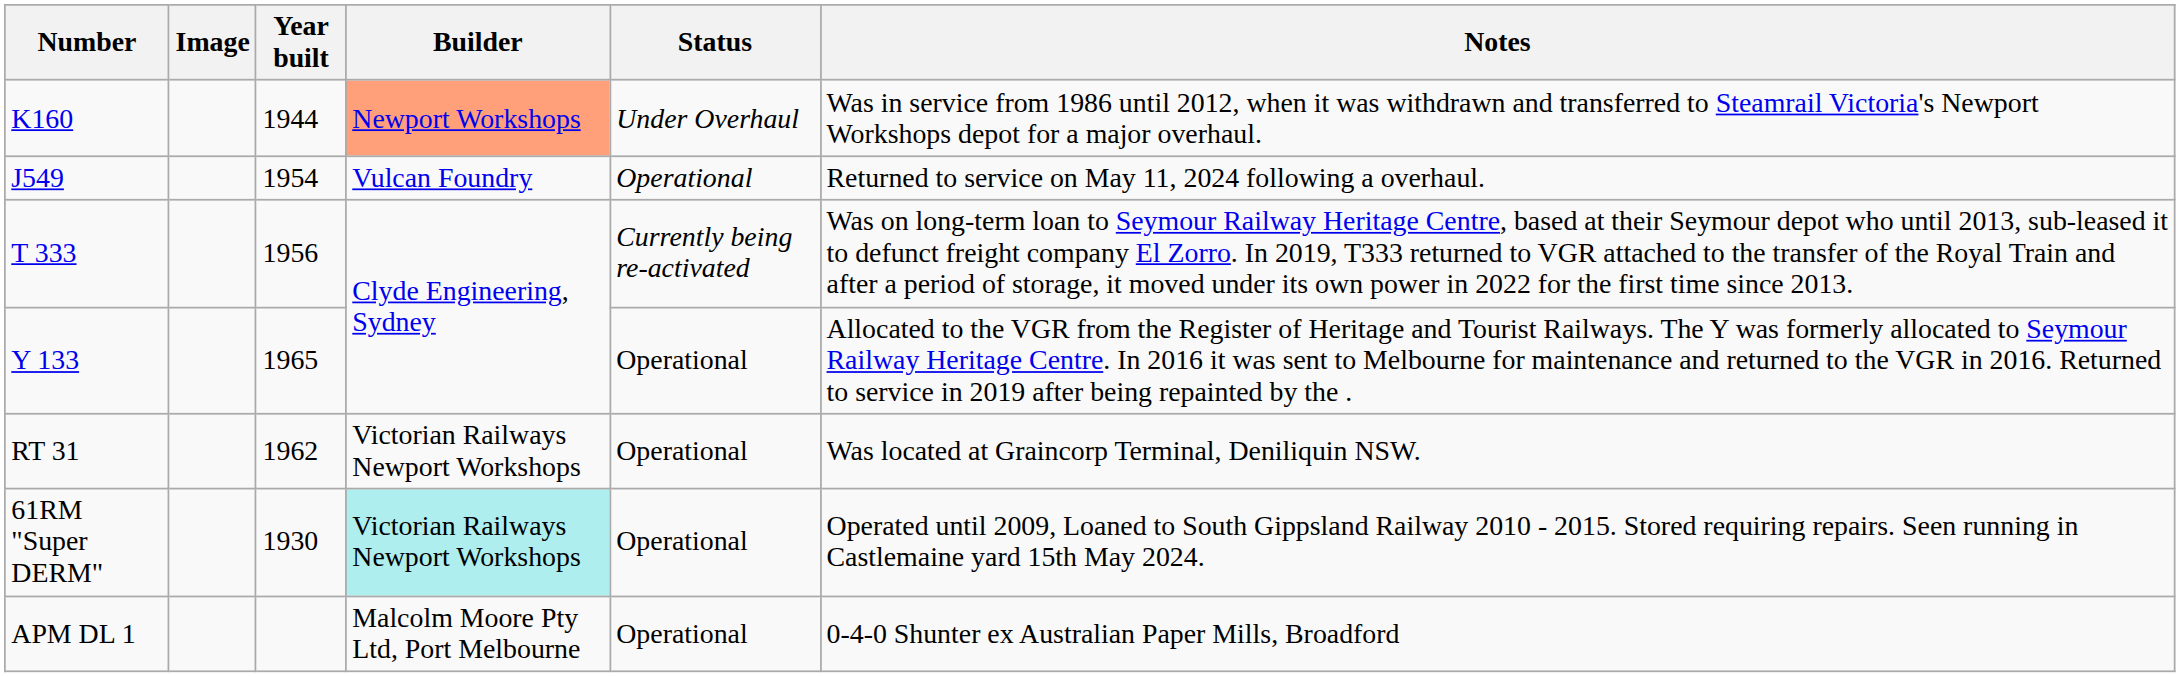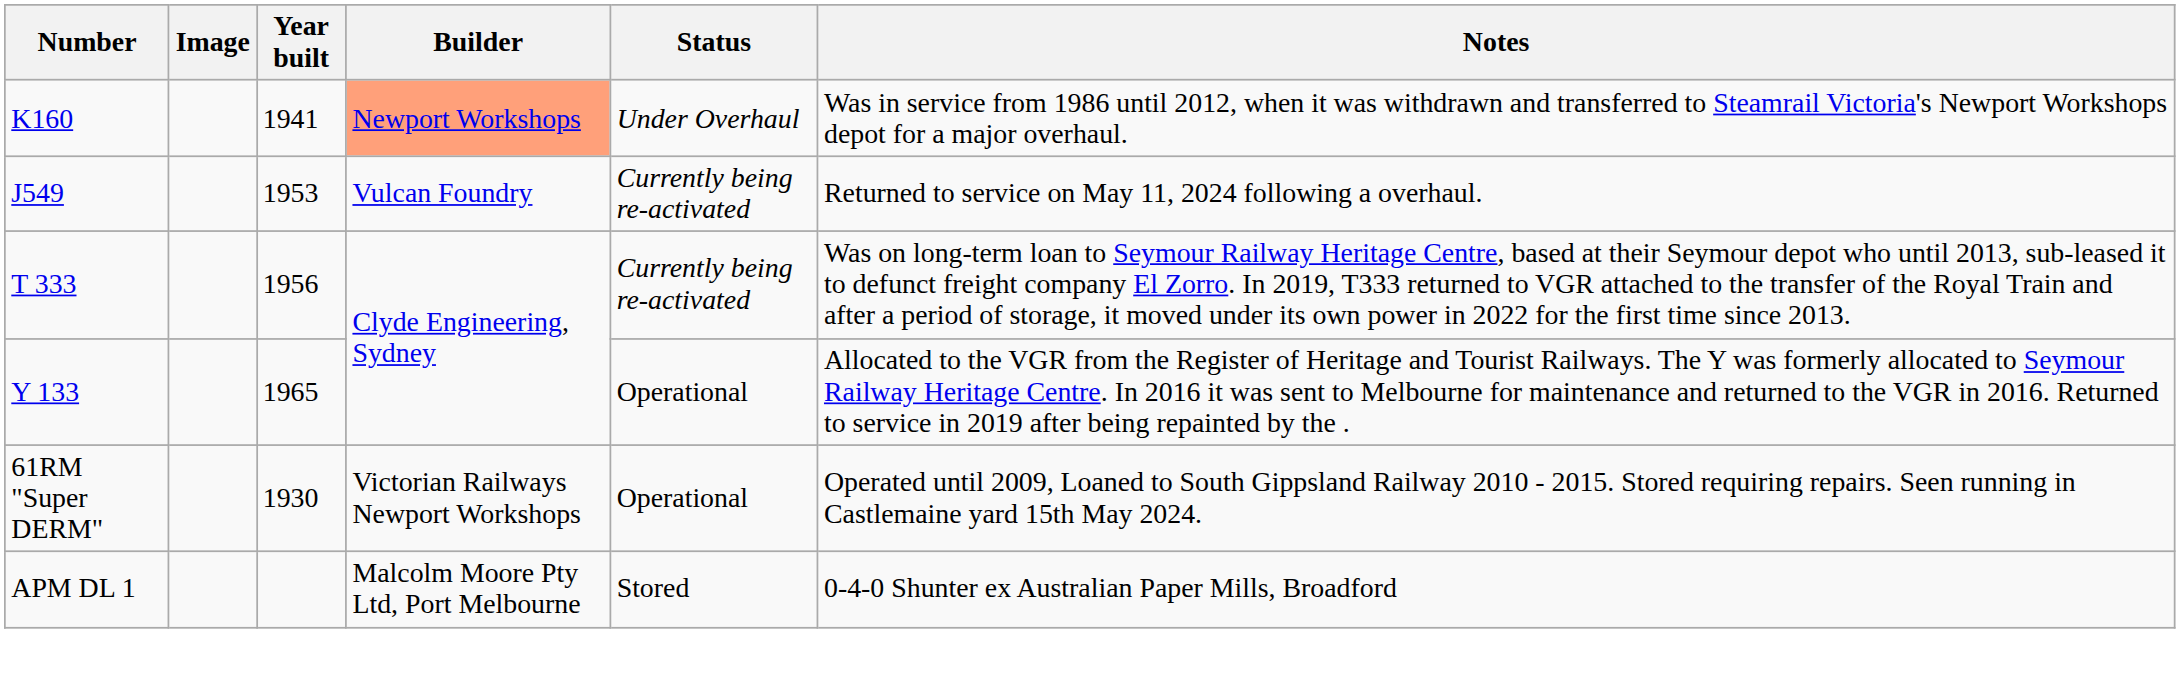(290, 117) 1944 -> (291, 117) 1941
(290, 177) 1954 -> (291, 193) 1953
(684, 177) Operational -> (705, 193) Currently being re-activated
- row: (45, 450)
(467, 542) paleturquoise background -> (467, 497) no background
(682, 633) Operational -> (653, 589) Stored
